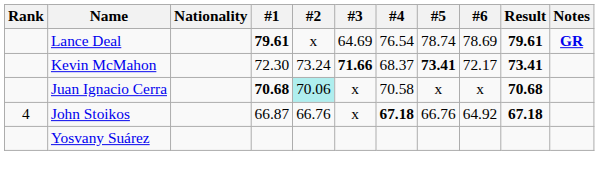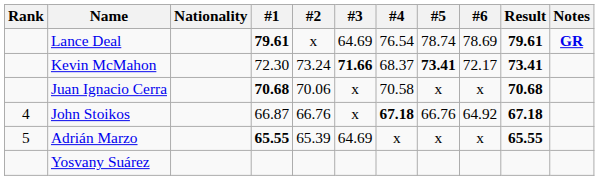(313, 89) paleturquoise background -> (313, 89) no background
+ row: (94, 138)
